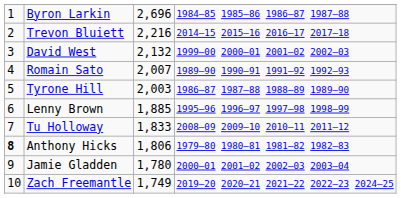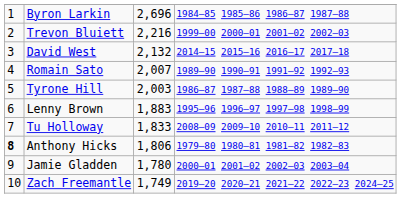(263, 33) 2014–15 2015–16 2016–17 2017–18 -> (263, 33) 1999–00 2000–01 2001–02 2002–03
(263, 52) 1999–00 2000–01 2001–02 2002–03 -> (263, 52) 2014–15 2015–16 2016–17 2017–18
(154, 108) 1,885 -> (154, 108) 1,883
